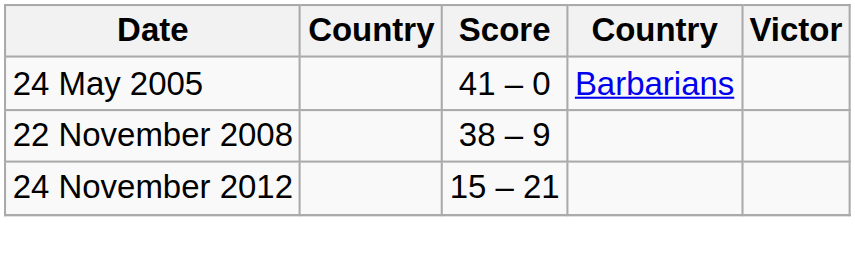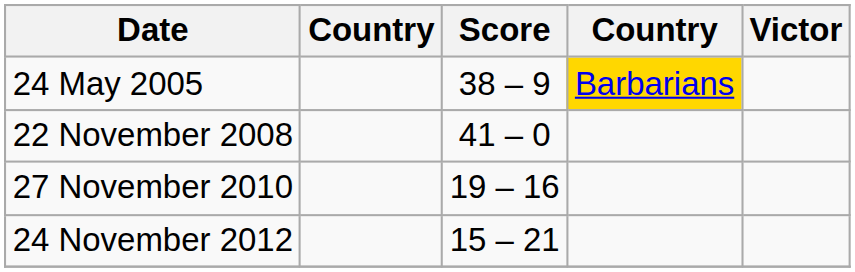(505, 82) 41 – 0 -> (505, 82) 38 – 9
(655, 82) no background -> (655, 82) gold background
(505, 135) 38 – 9 -> (505, 135) 41 – 0
+ row: (153, 187)
